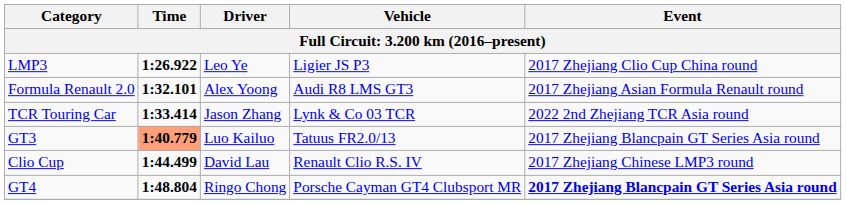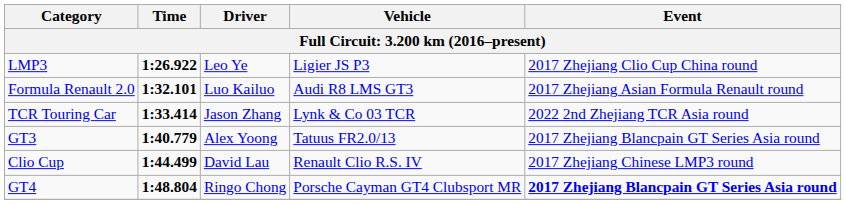(241, 89) Alex Yoong -> (239, 89) Luo Kailuo
(169, 138) lightsalmon background -> (169, 138) no background
(239, 138) Luo Kailuo -> (241, 138) Alex Yoong
